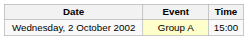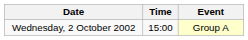columns swapped: (226, 12) <-> (176, 12)
